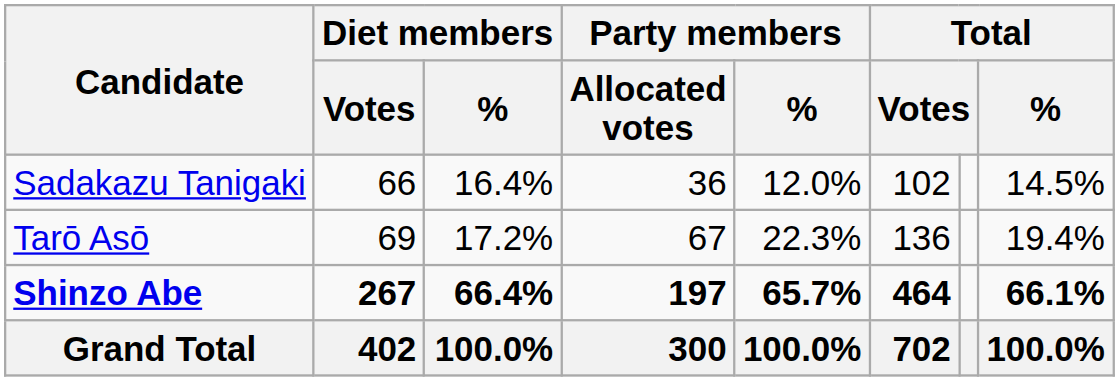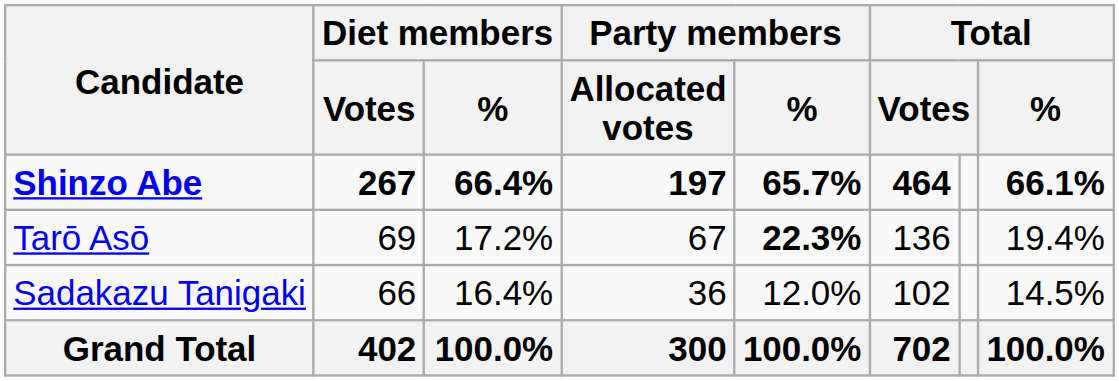rows swapped: (108, 293) <-> (160, 183)
(812, 238) normal -> (812, 238) bold
